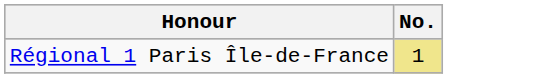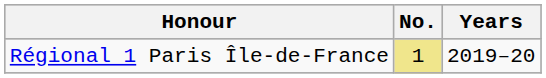+ column: (491, 22)
